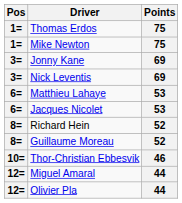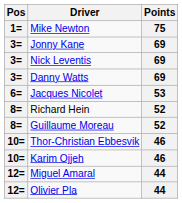- row: (64, 29)
+ row: (59, 77)
- row: (68, 94)
+ row: (57, 158)
